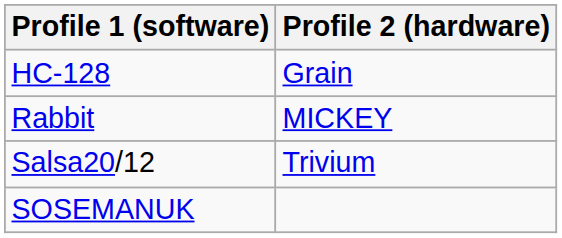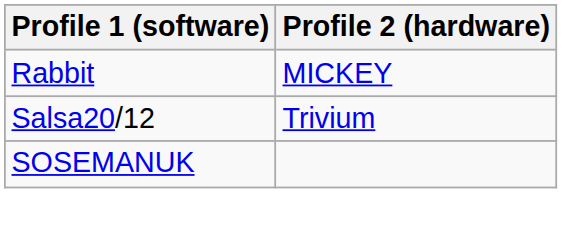- row: (61, 72)
